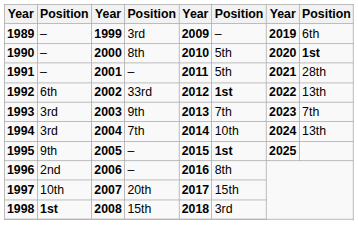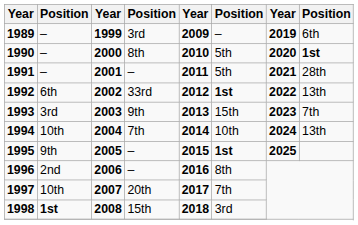(223, 111) 7th -> (227, 111) 15th
(49, 131) 3rd -> (52, 131) 10th
(227, 190) 15th -> (223, 190) 7th
